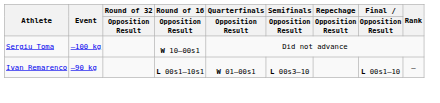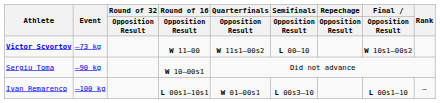+ row: (39, 46)
(86, 46) –100 kg -> (88, 67) –90 kg
(84, 67) –90 kg -> (90, 88) –100 kg
